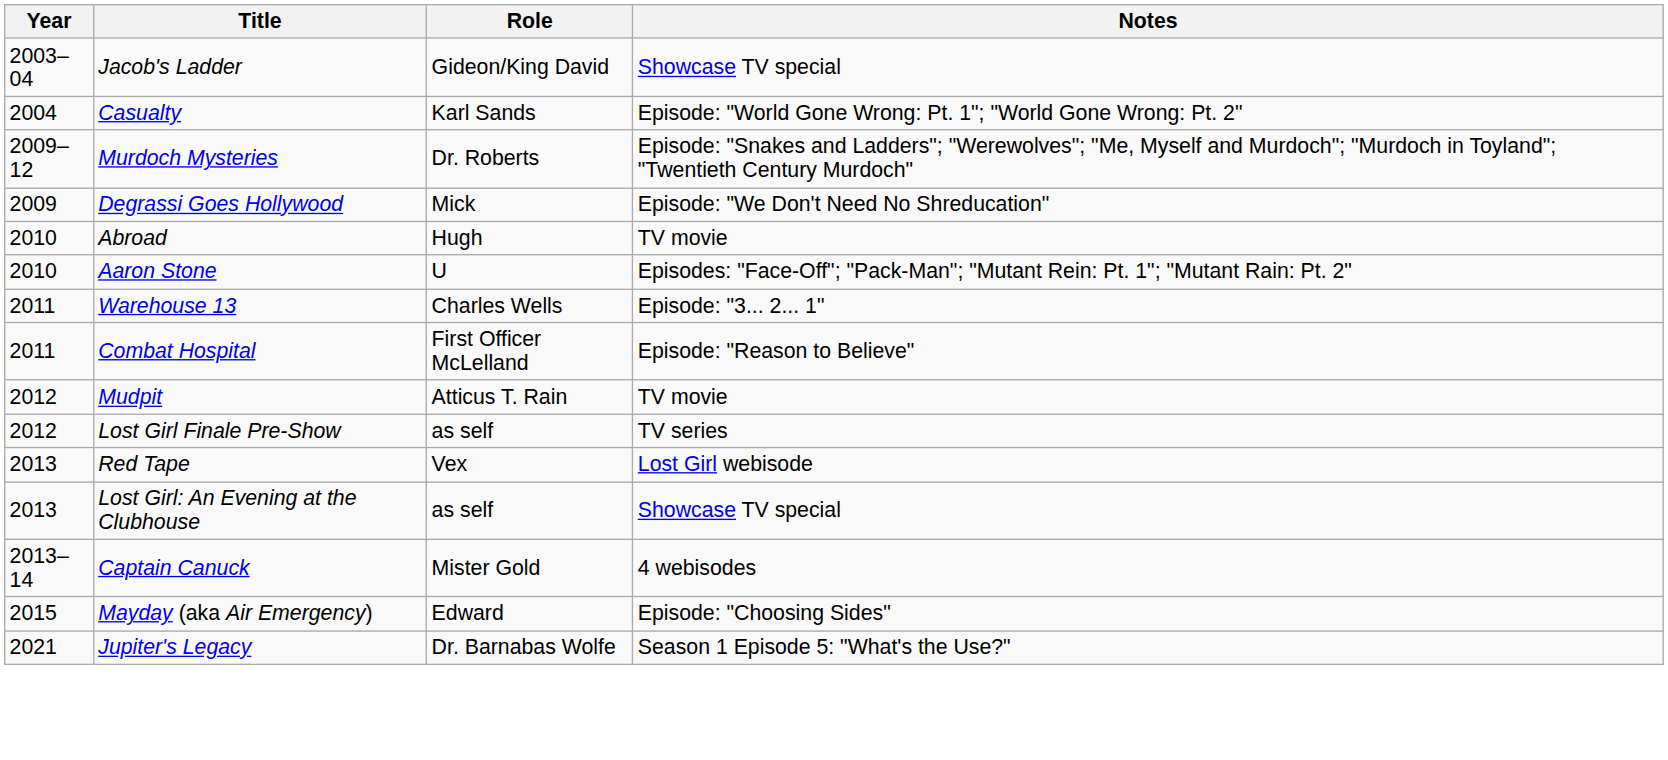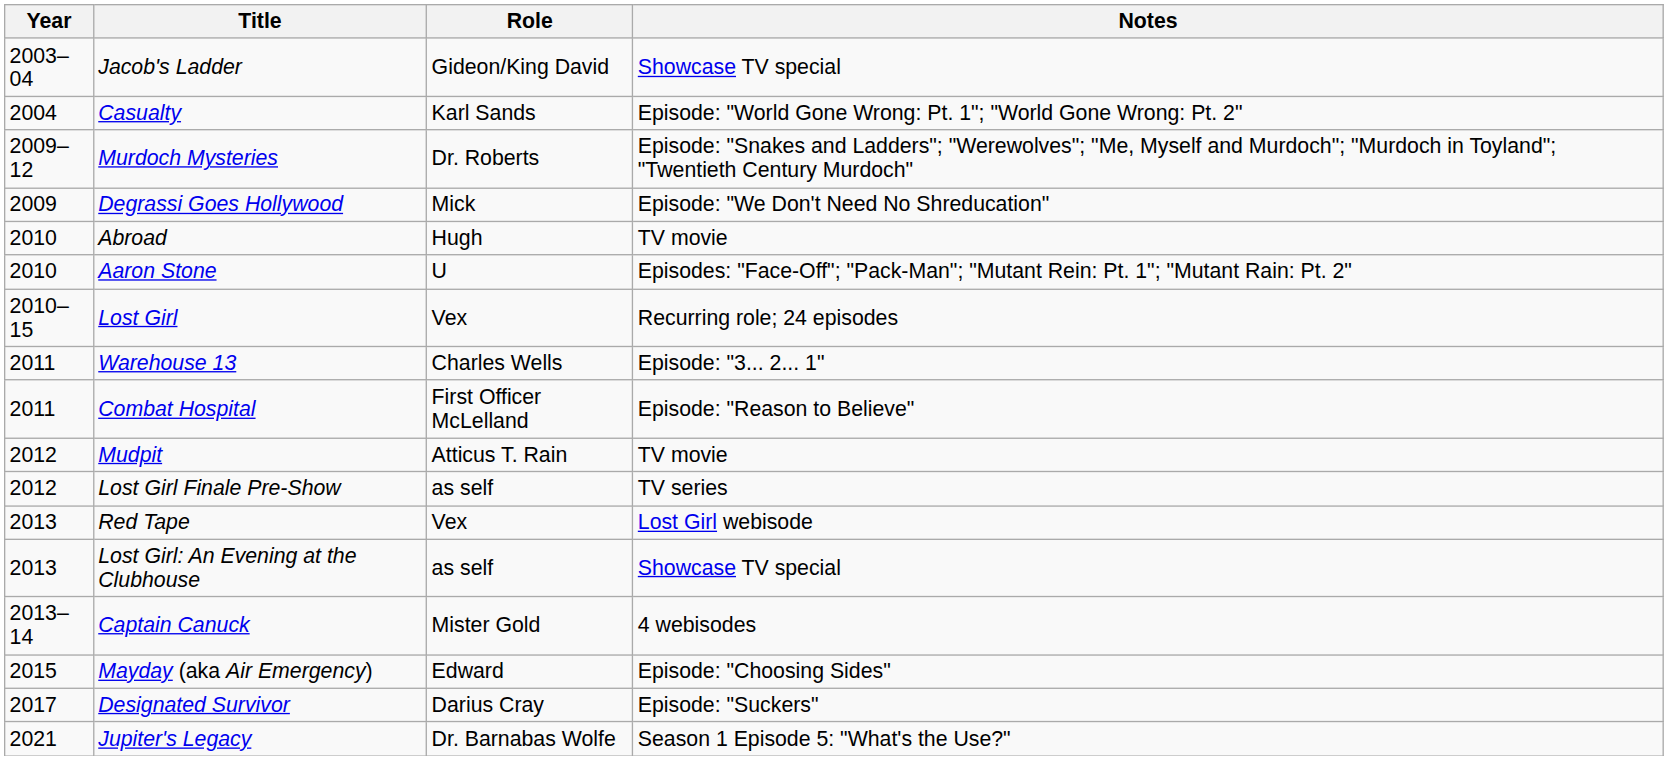+ row: (138, 317)
+ row: (194, 704)
